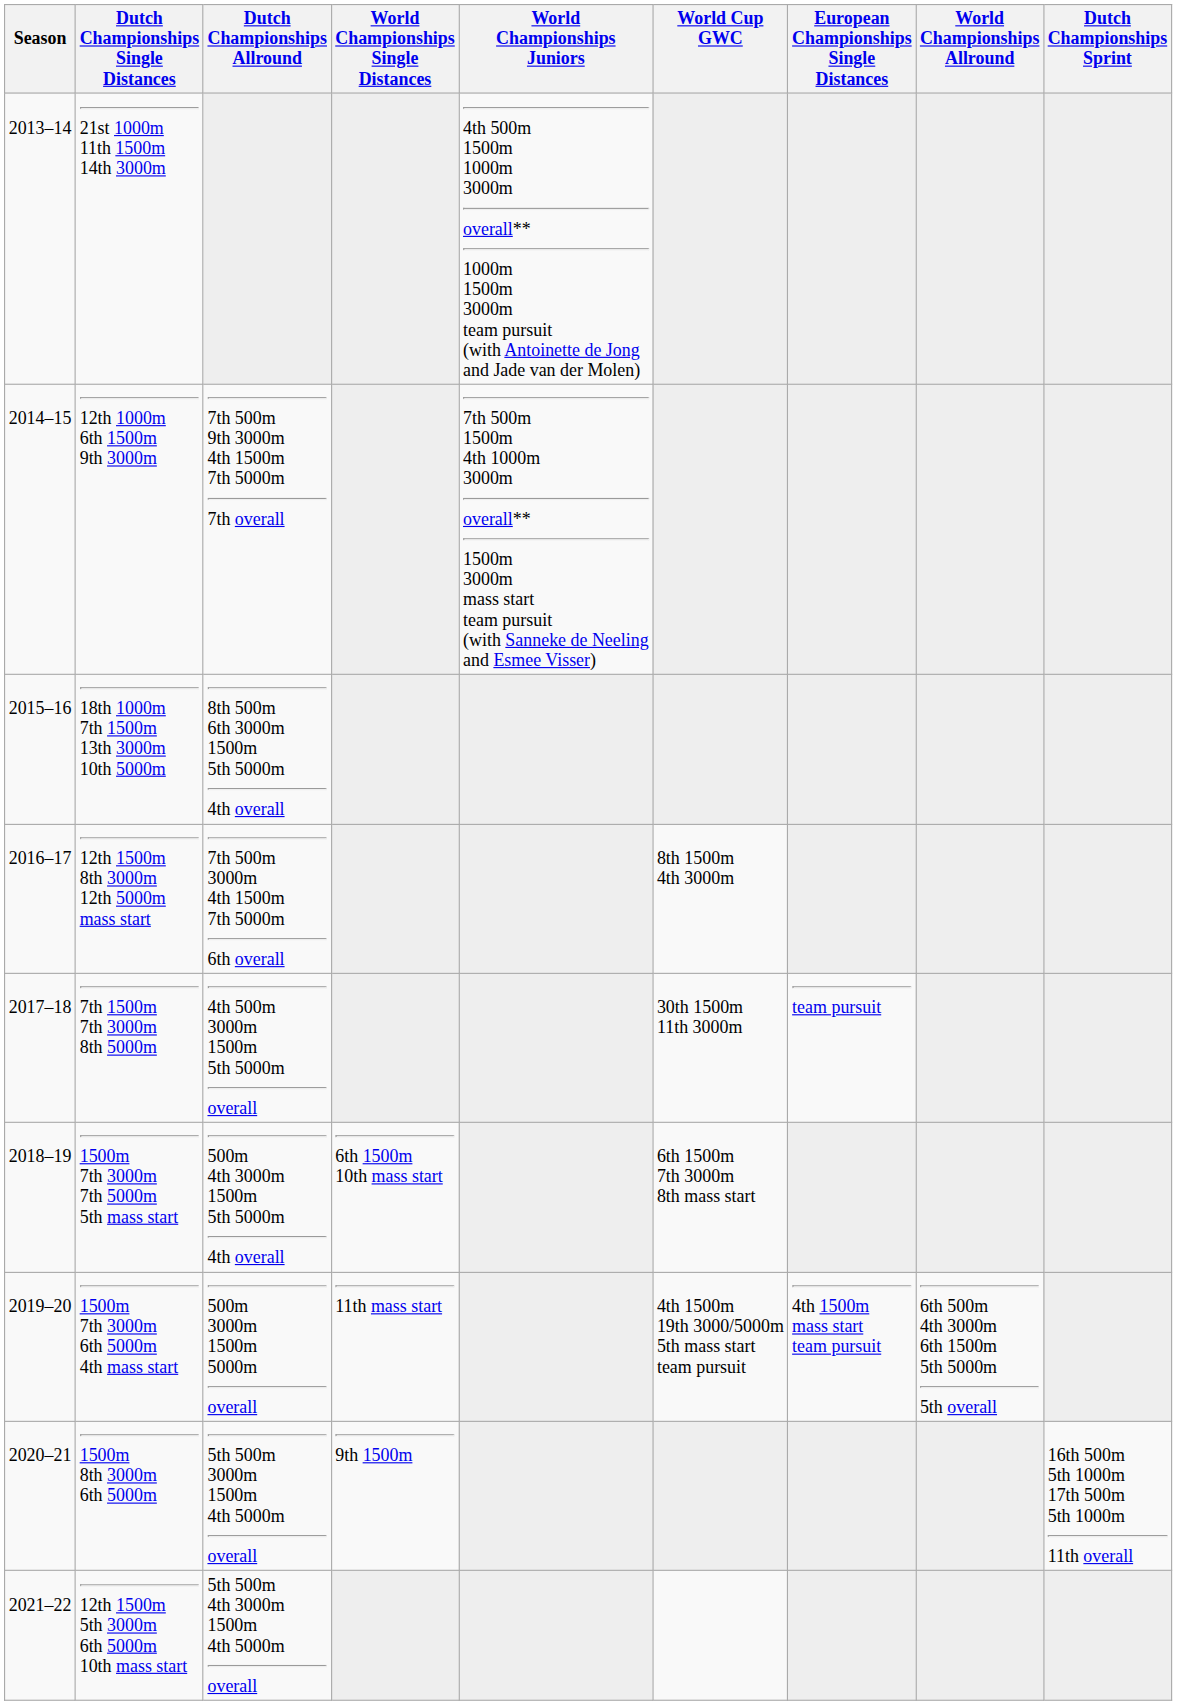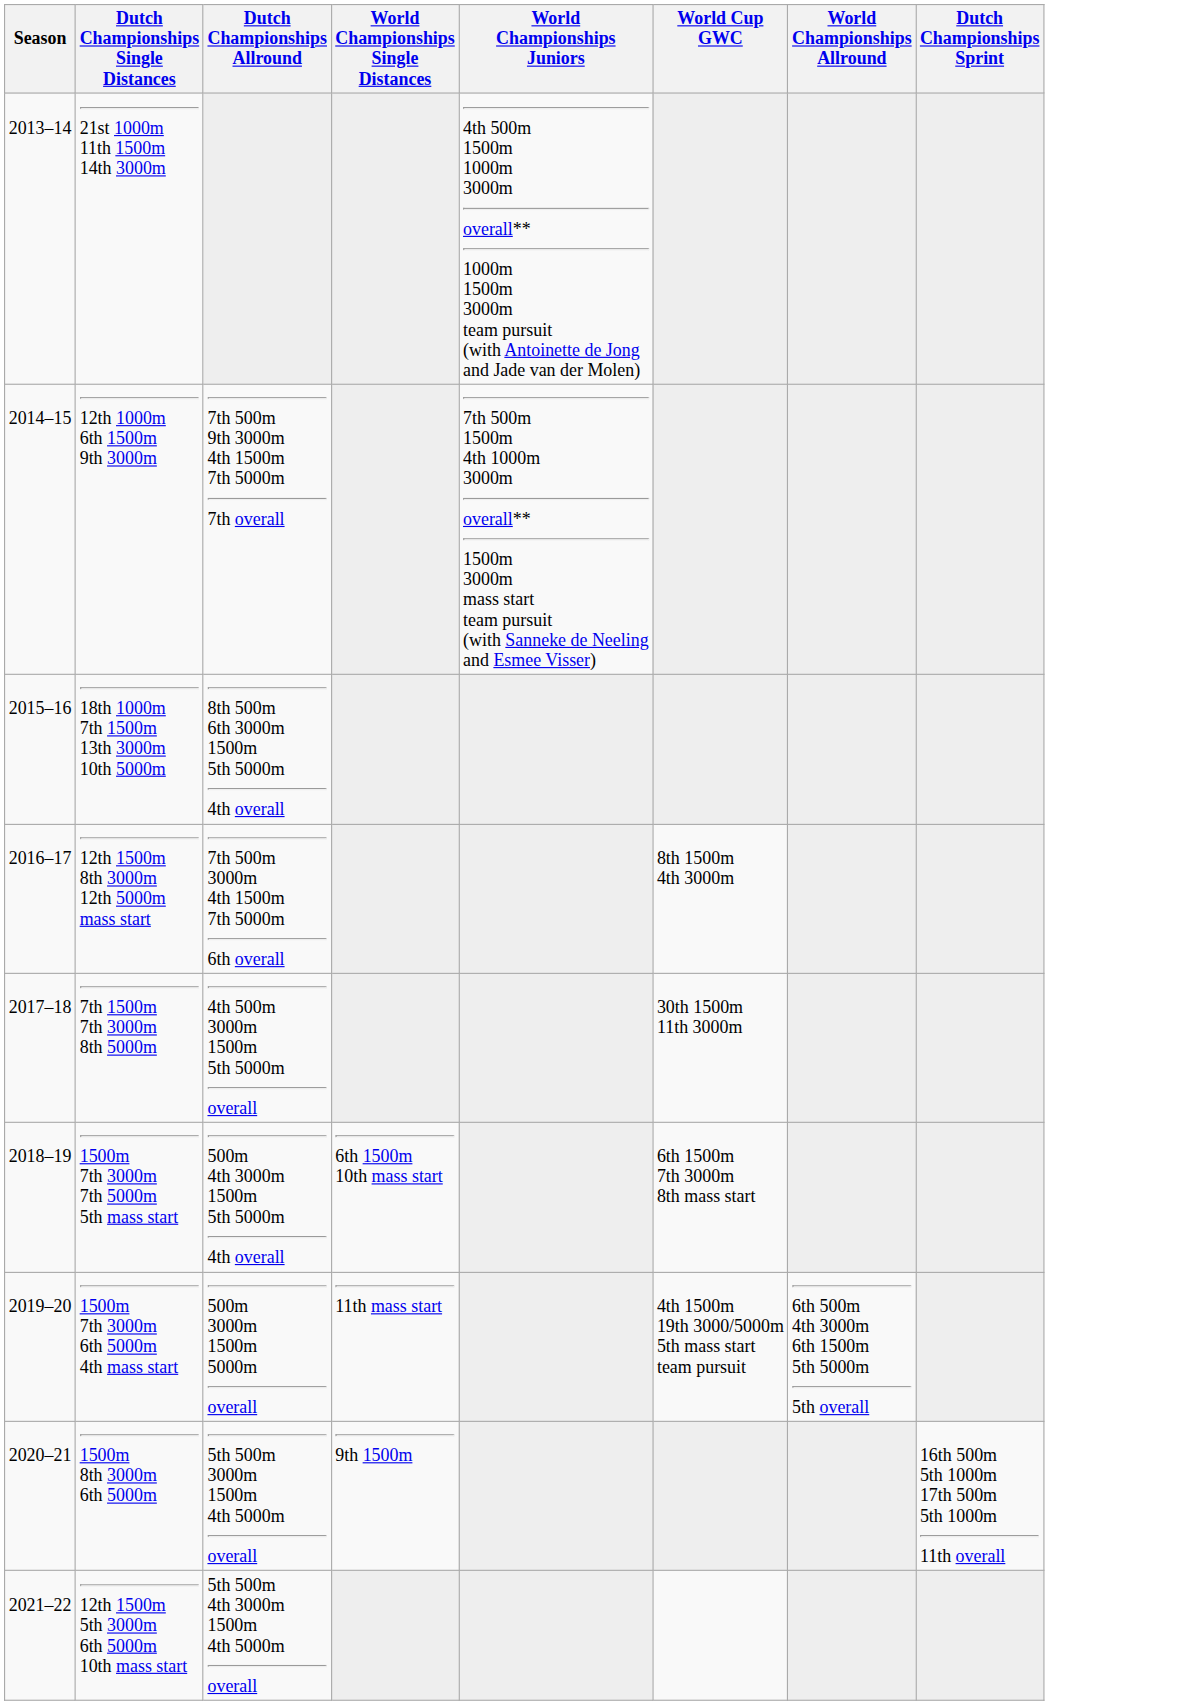- column: (852, 48)
